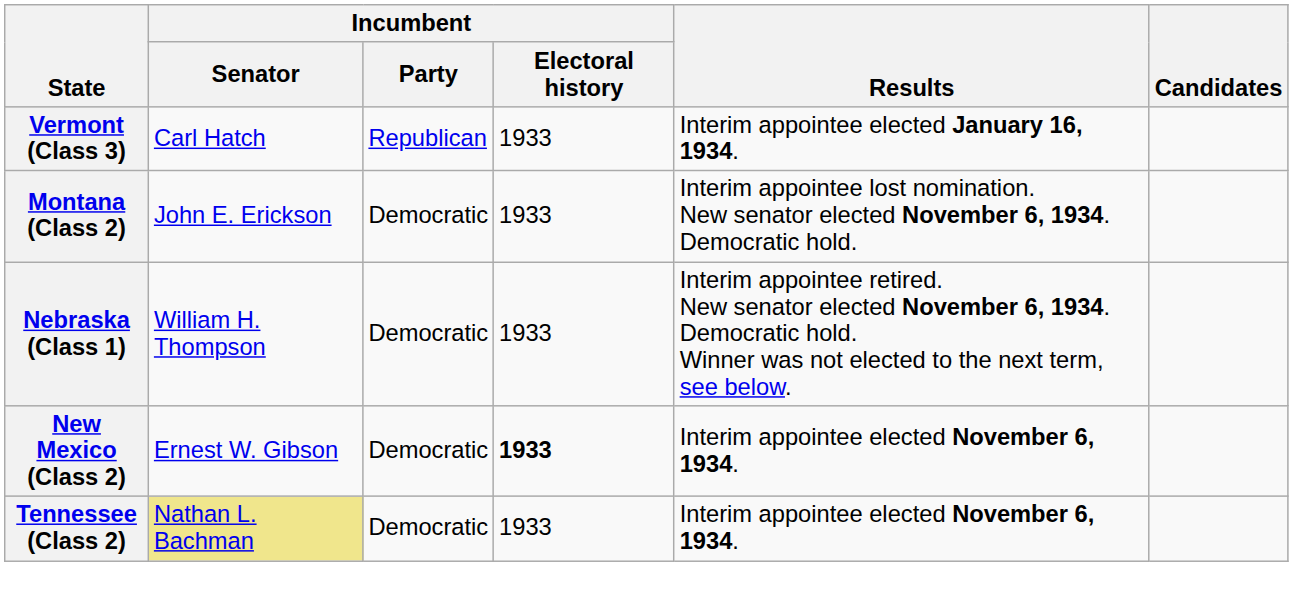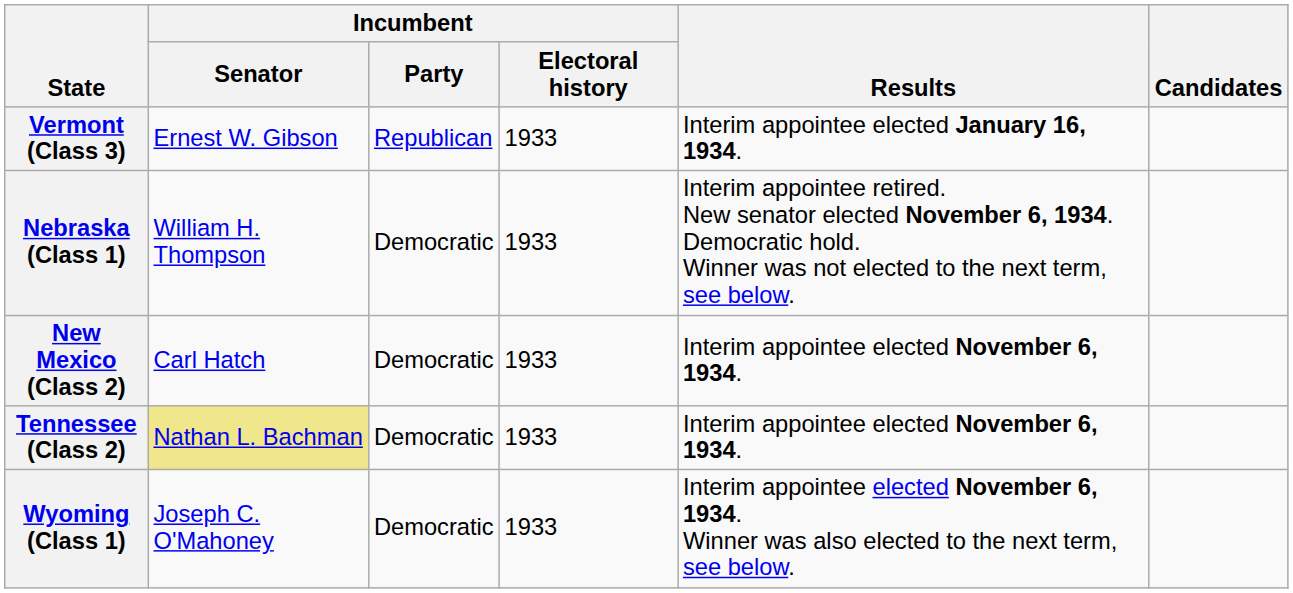(210, 138) Carl Hatch -> (246, 138) Ernest W. Gibson
- row: (77, 215)
(246, 450) Ernest W. Gibson -> (209, 359) Carl Hatch
(525, 450) bold -> (531, 359) normal
+ row: (76, 528)
